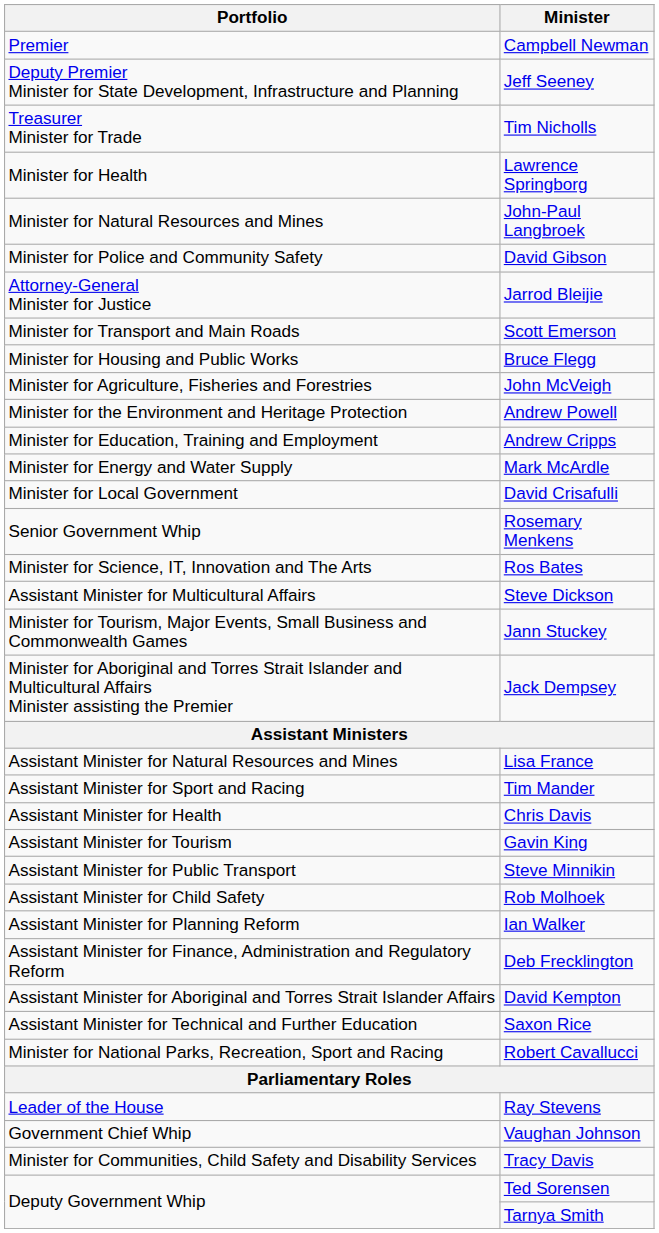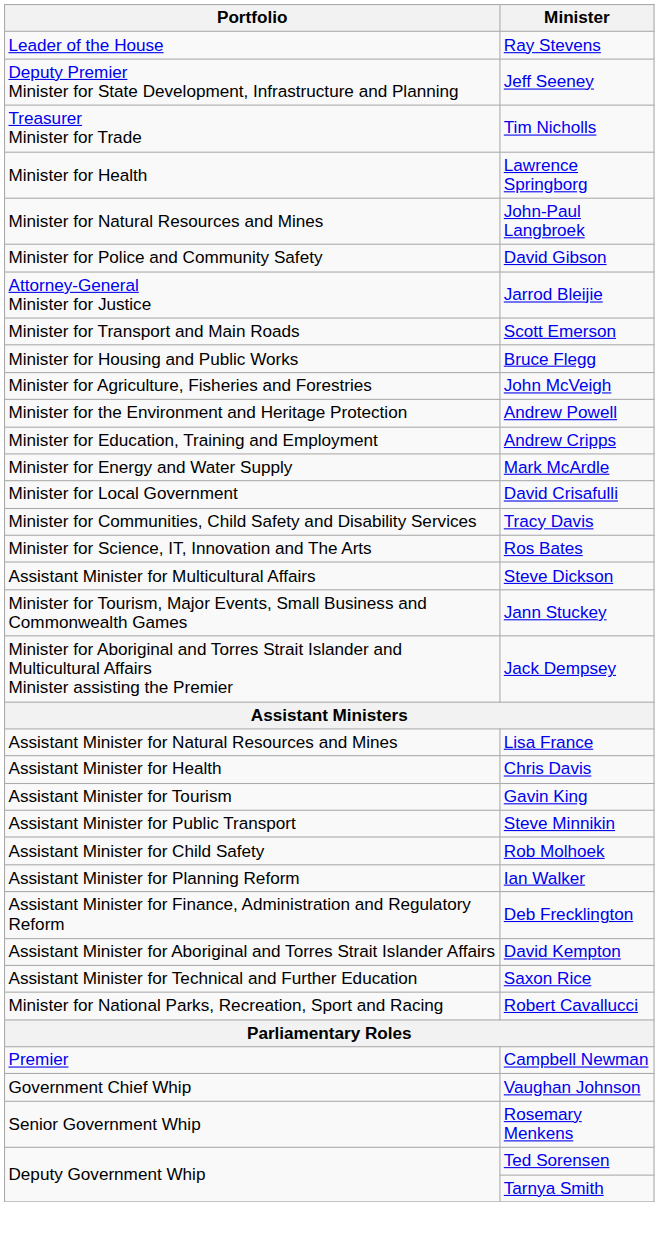rows swapped: (576, 45) <-> (552, 1106)
rows swapped: (549, 1160) <-> (543, 531)
- row: (549, 788)
